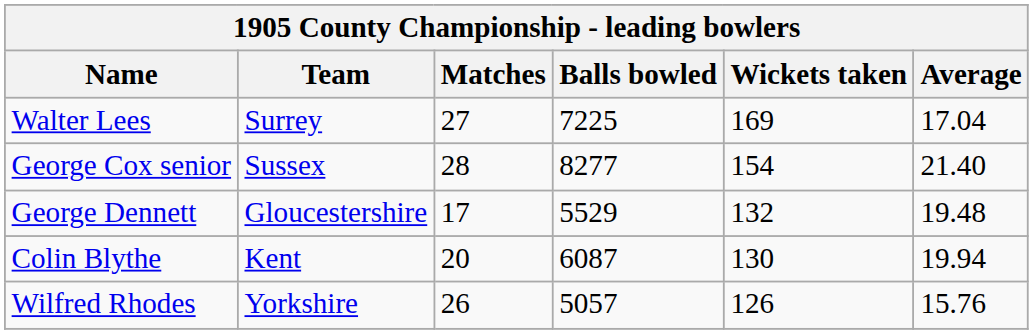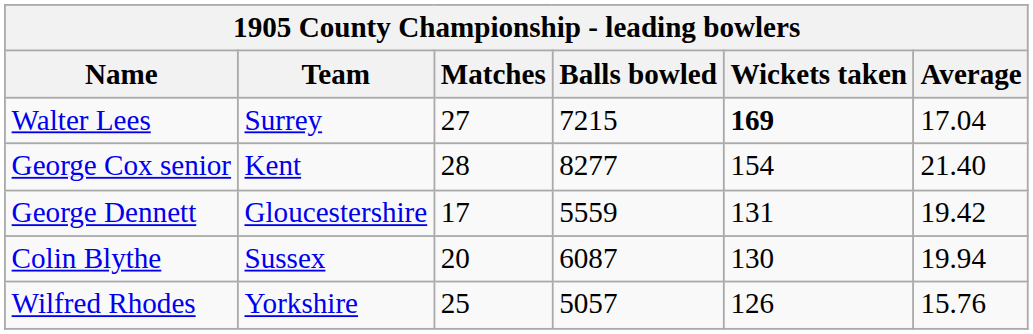(588, 119) 7225 -> (588, 119) 7215
(752, 119) normal -> (752, 119) bold
(285, 166) Sussex -> (273, 166) Kent
(588, 212) 5529 -> (588, 212) 5559
(752, 212) 132 -> (752, 212) 131
(953, 212) 19.48 -> (953, 212) 19.42
(273, 258) Kent -> (285, 258) Sussex
(455, 304) 26 -> (455, 304) 25
